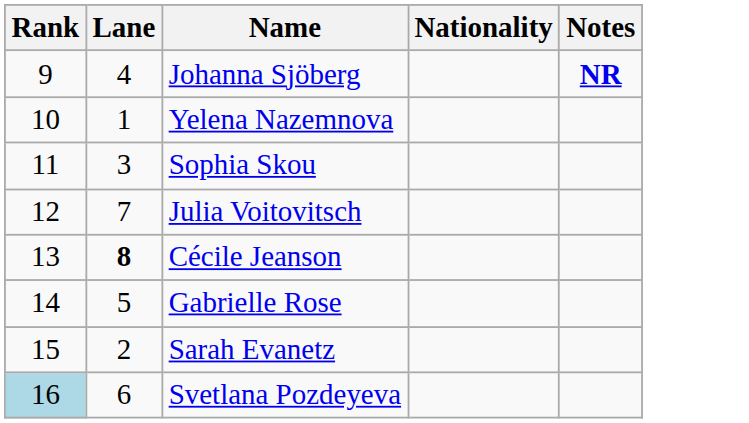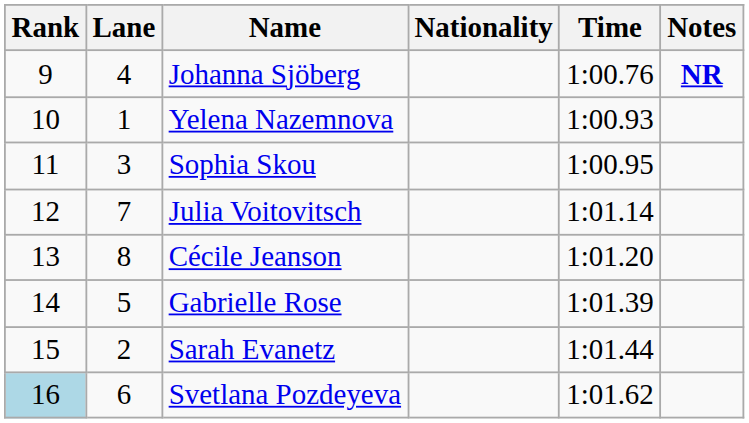+ column: (610, 27)
(124, 257) bold -> (124, 257) normal
